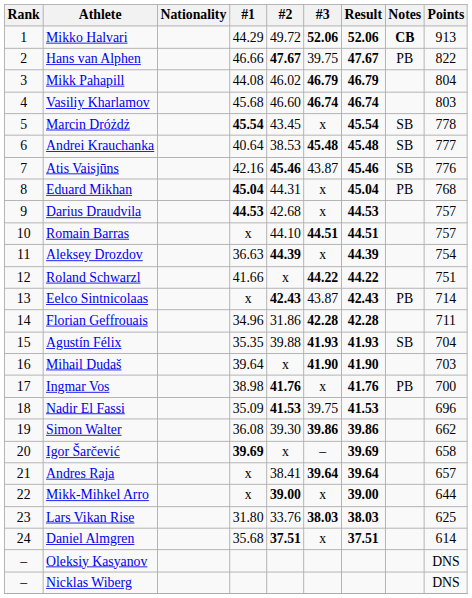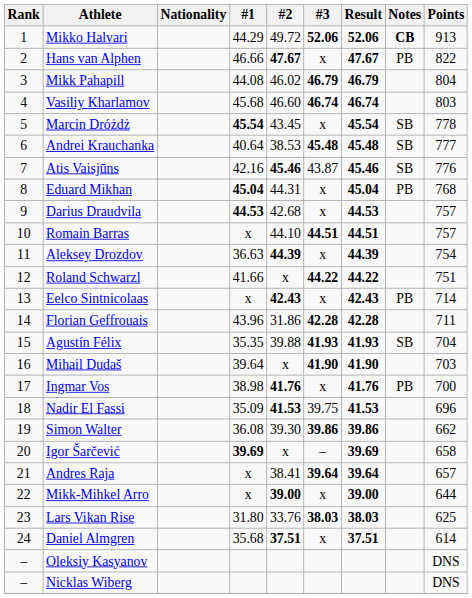(323, 59) 39.75 -> (323, 59) x
(323, 299) 43.87 -> (323, 299) x
(248, 320) 34.96 -> (248, 320) 43.96
